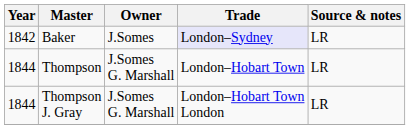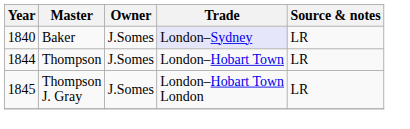(22, 37) 1842 -> (22, 37) 1840
(141, 67) J.Somes G. Marshall -> (131, 59) J.Somes
(22, 105) 1844 -> (22, 89) 1845
(141, 105) J.Somes G. Marshall -> (131, 89) J.Somes
